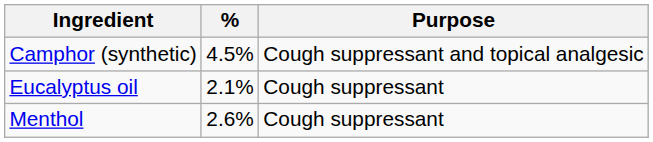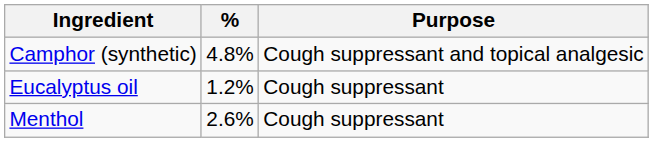(230, 53) 4.5% -> (230, 53) 4.8%
(230, 86) 2.1% -> (230, 86) 1.2%
